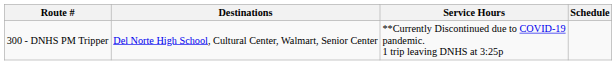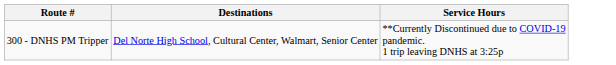- column: (590, 12)
